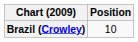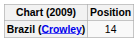(111, 29) 10 -> (111, 29) 14
